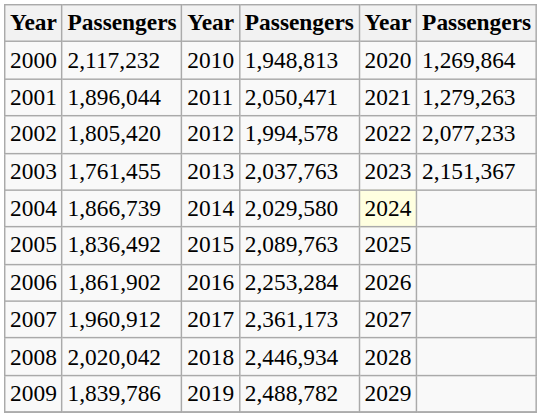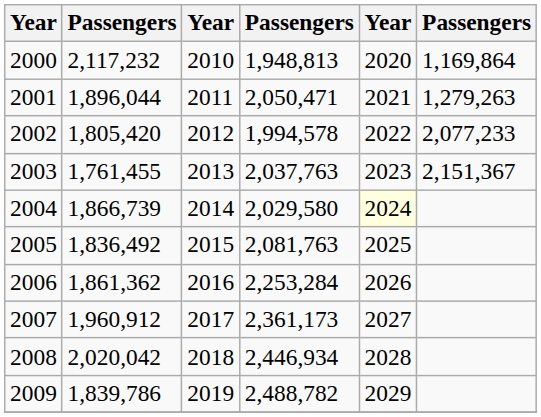(469, 60) 1,269,864 -> (469, 60) 1,169,864
(292, 245) 2,089,763 -> (292, 245) 2,081,763
(114, 282) 1,861,902 -> (114, 282) 1,861,362
